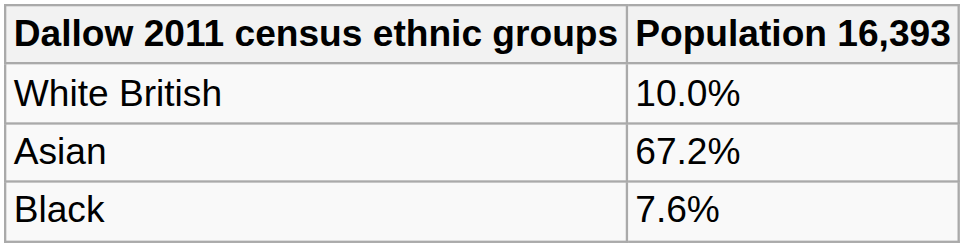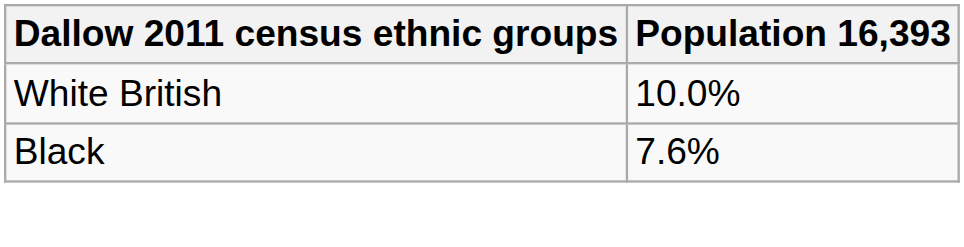- row: (60, 151)
